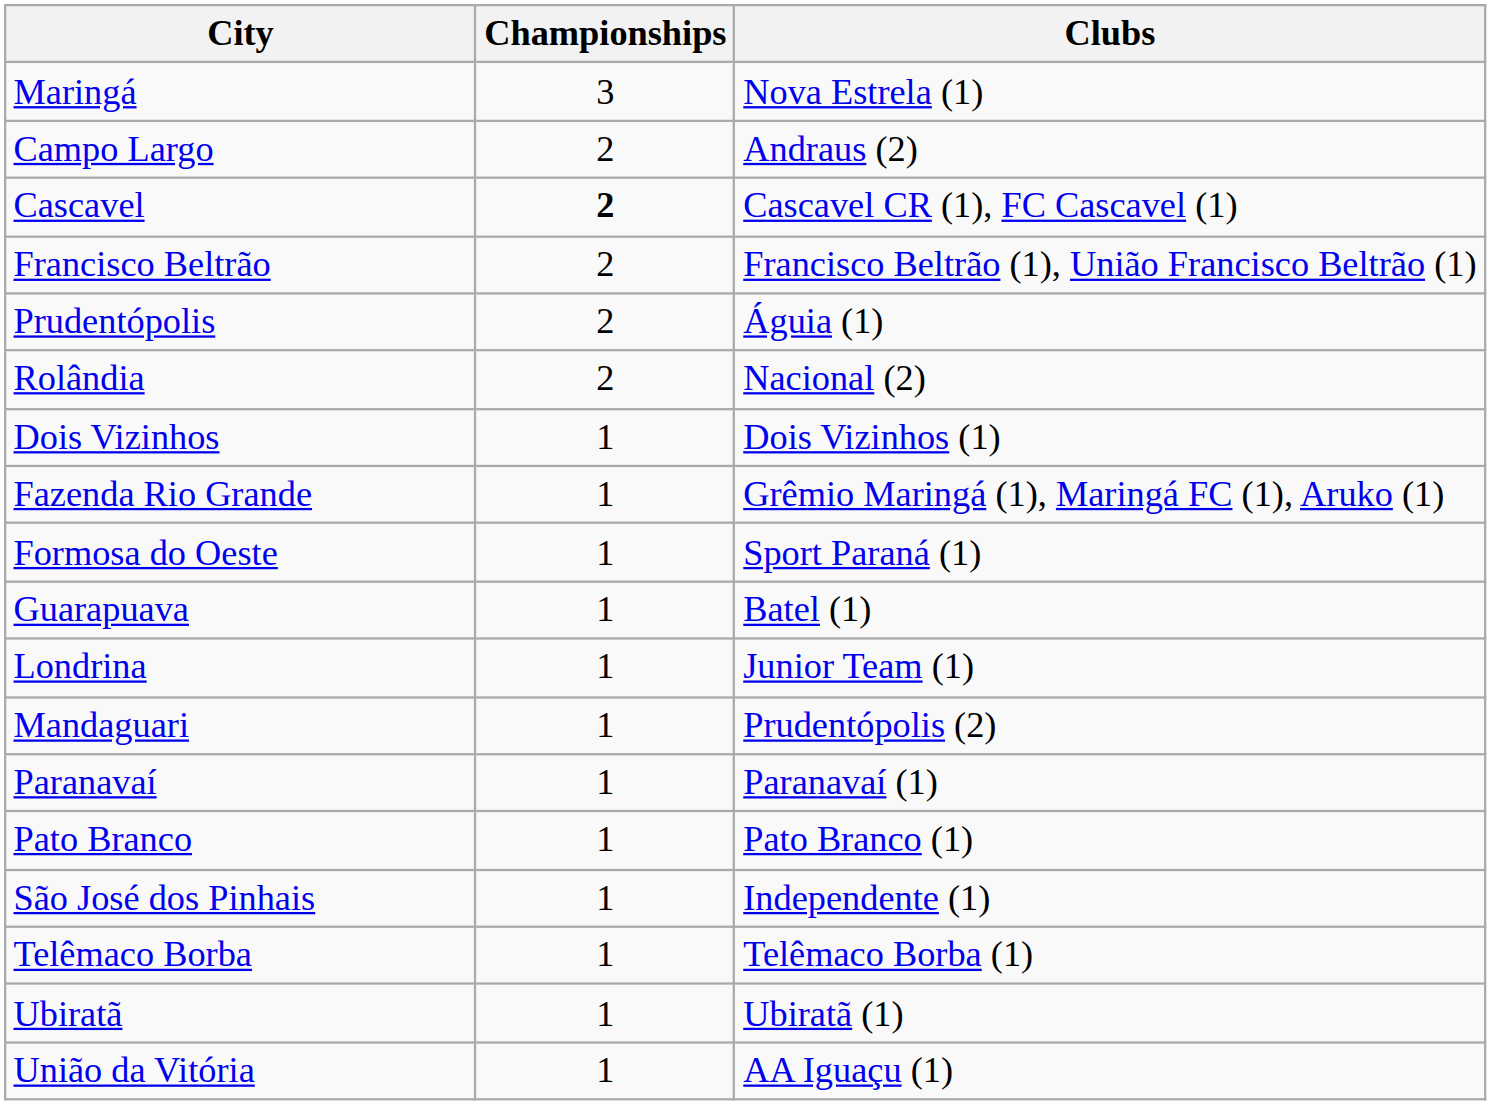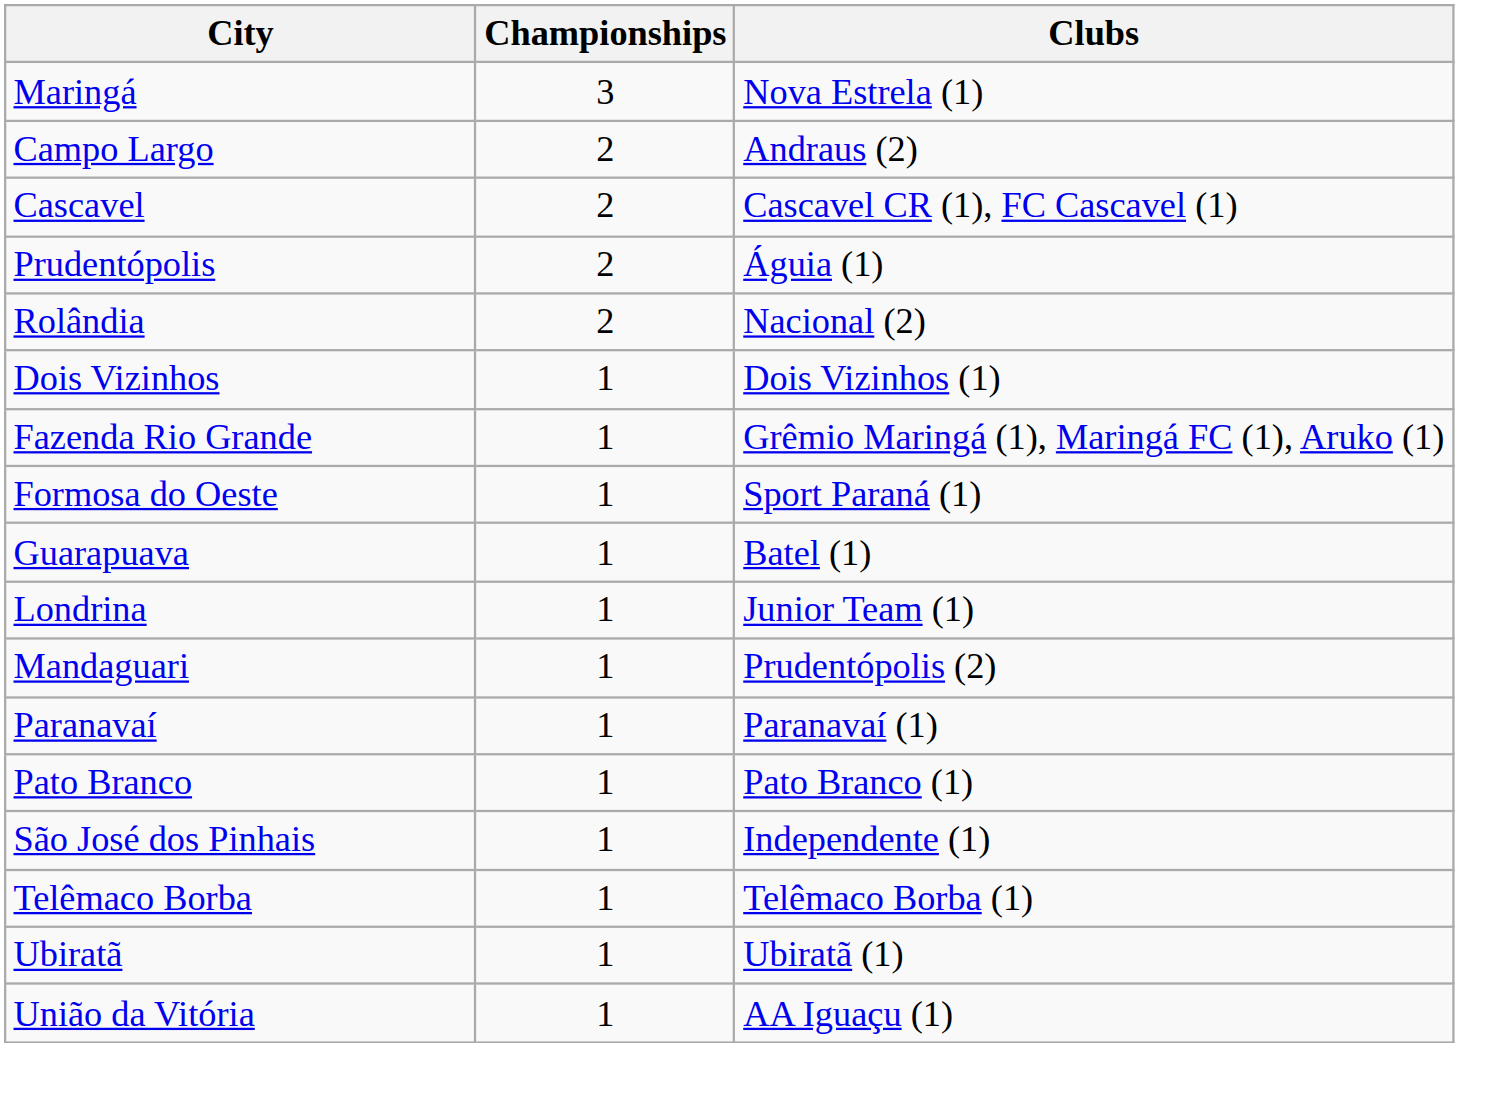(605, 206) bold -> (605, 206) normal
- row: (142, 263)
